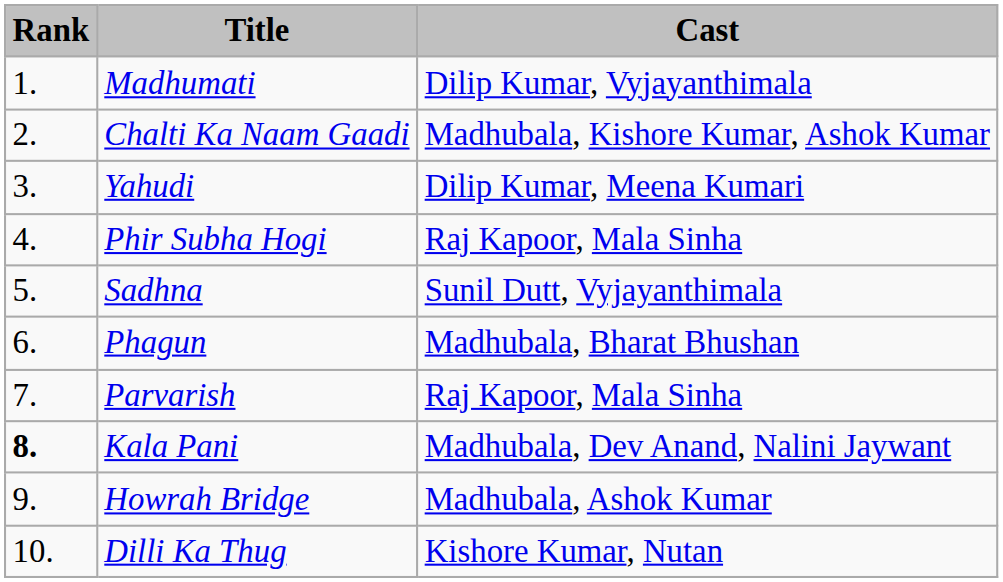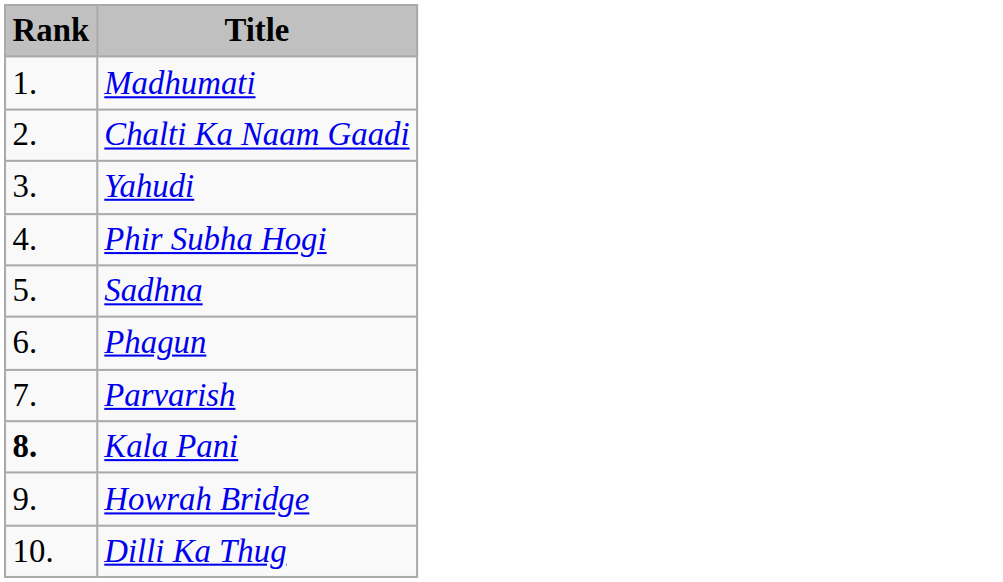- column: (707, 30)
